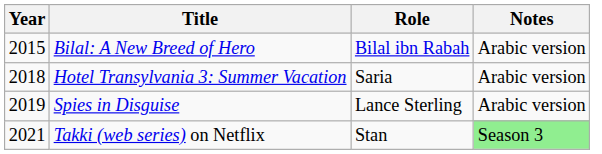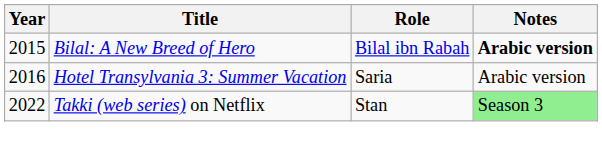(532, 47) normal -> (535, 47) bold
(27, 76) 2018 -> (27, 76) 2016
- row: (116, 105)
(27, 134) 2021 -> (27, 105) 2022
